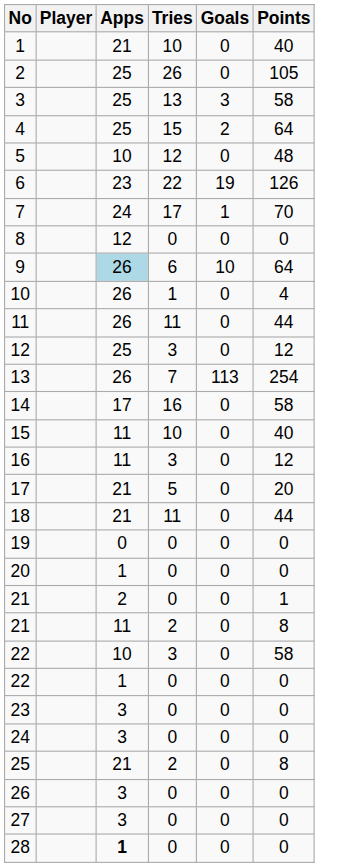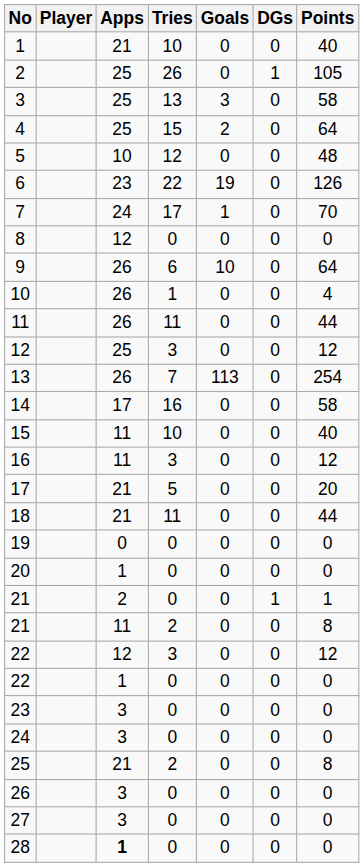+ column: (275, 18)
(122, 267) lightblue background -> (122, 267) no background
(122, 654) 10 -> (122, 654) 12
(284, 654) 58 -> (328, 654) 12
